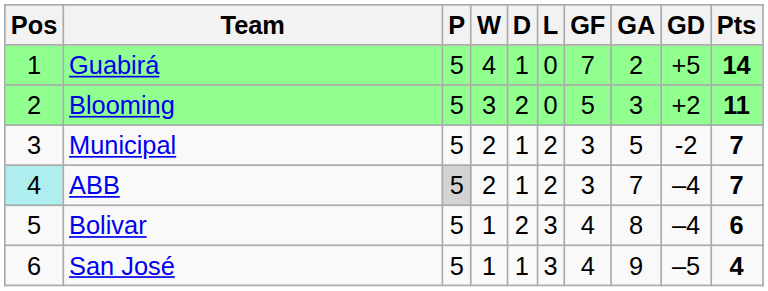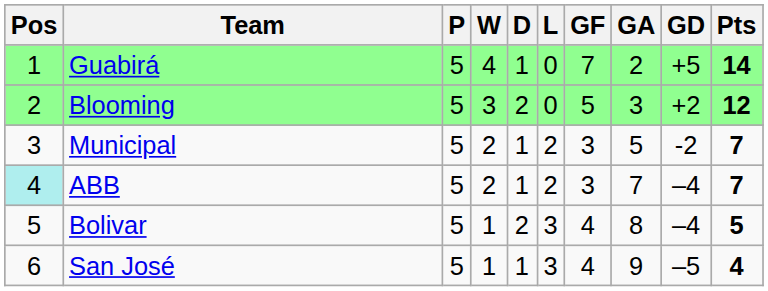(737, 105) 11 -> (737, 105) 12
(457, 186) lightgrey background -> (457, 186) no background
(737, 226) 6 -> (737, 226) 5
